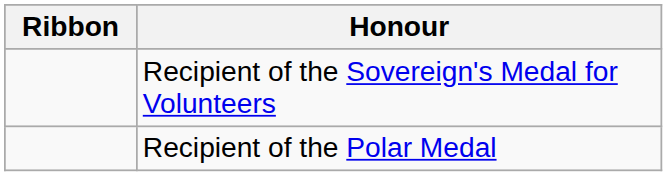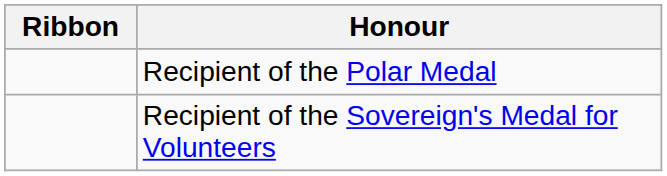rows swapped: (320, 147) <-> (380, 87)
